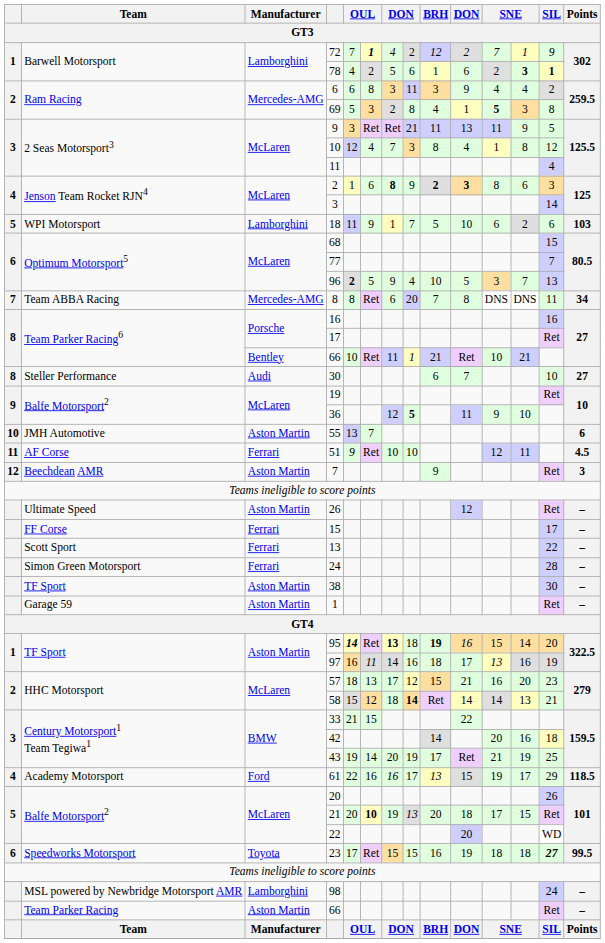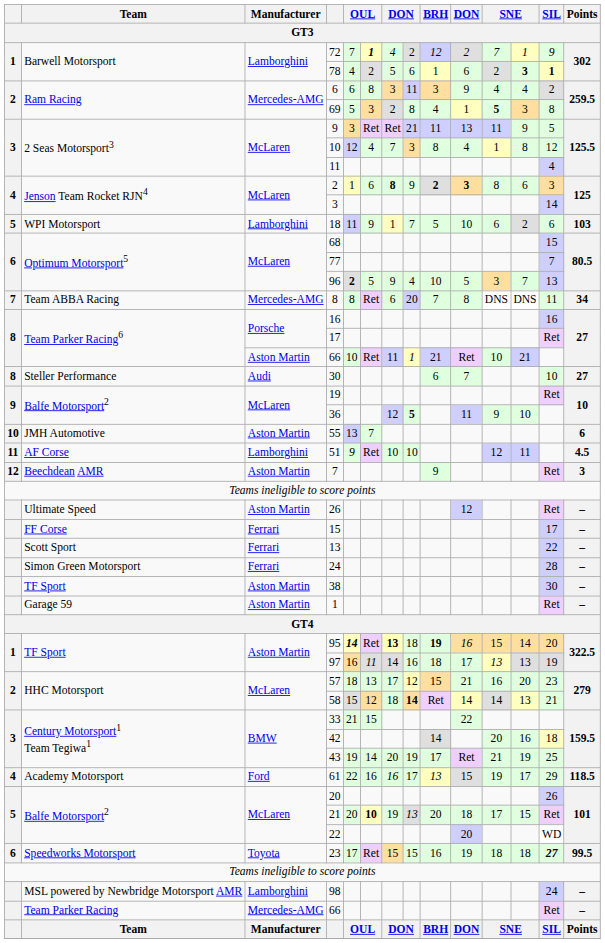(266, 356) Bentley -> (279, 356) Aston Martin
(264, 452) Ferrari -> (278, 452) Lamborghini
(525, 662) 16 -> (525, 662) 13
(279, 910) Aston Martin -> (286, 910) Mercedes-AMG
